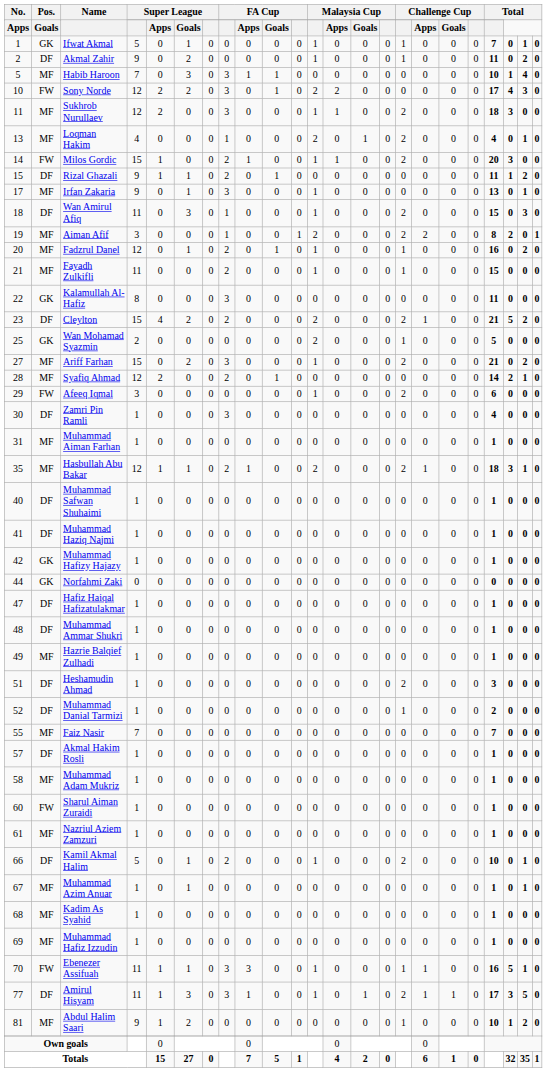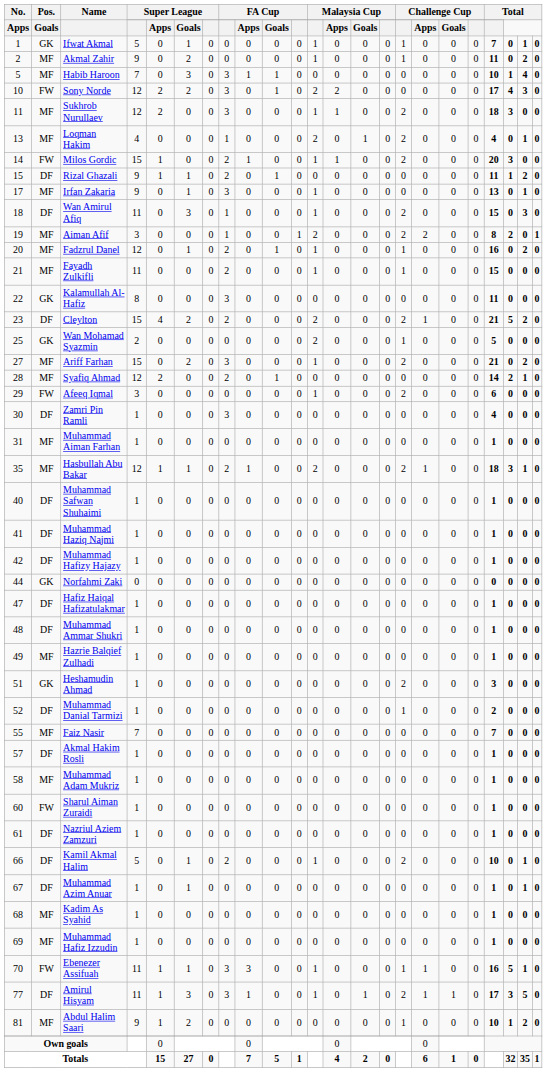(46, 59) DF -> (46, 59) MF
(46, 560) GK -> (46, 560) DF
(46, 684) DF -> (46, 684) GK
(46, 834) MF -> (46, 834) DF
(46, 888) MF -> (46, 888) DF
